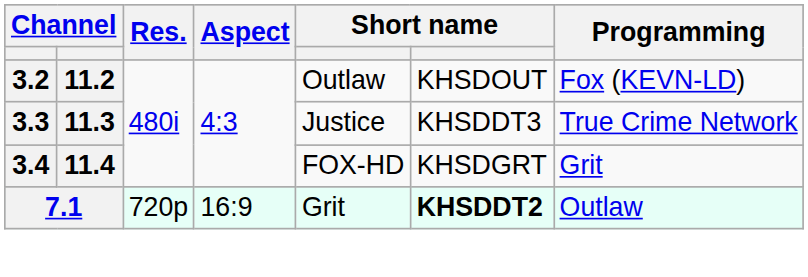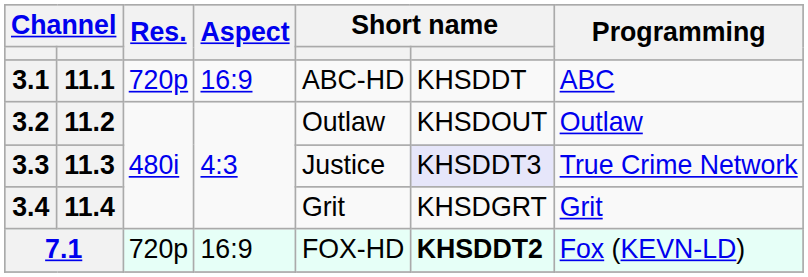+ row: (31, 80)
(652, 80) Fox (KEVN-LD) -> (601, 122) Outlaw
(479, 122) no background -> (479, 165) lavender background
(353, 165) FOX-HD -> (323, 207) Grit
(323, 207) Grit -> (353, 249) FOX-HD
(601, 207) Outlaw -> (652, 249) Fox (KEVN-LD)
